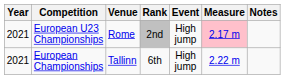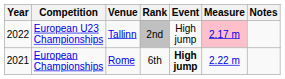(18, 34) 2021 -> (18, 34) 2022
(121, 34) Rome -> (122, 34) Tallinn
(122, 61) Tallinn -> (121, 61) Rome
(186, 61) normal -> (185, 61) bold
